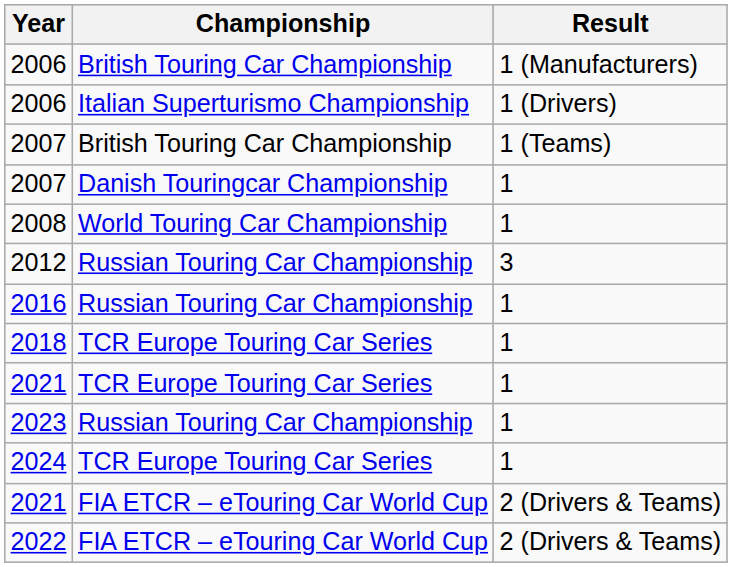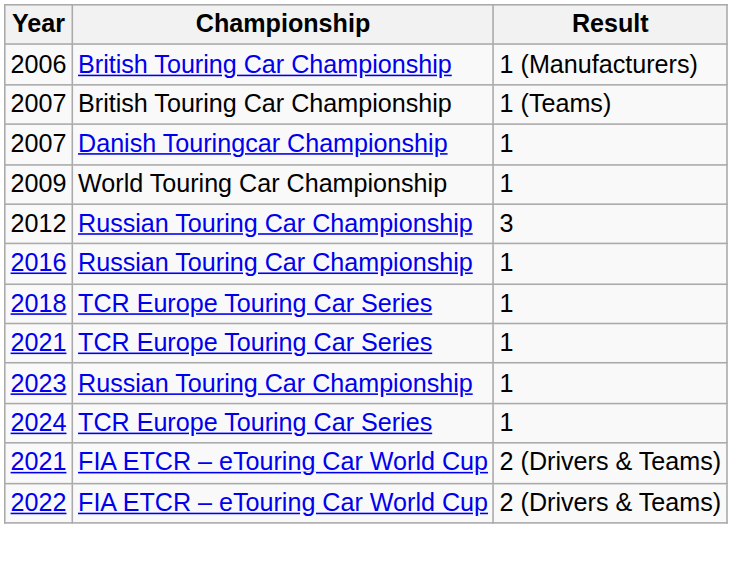- row: (39, 104)
- row: (39, 223)
+ row: (39, 183)
